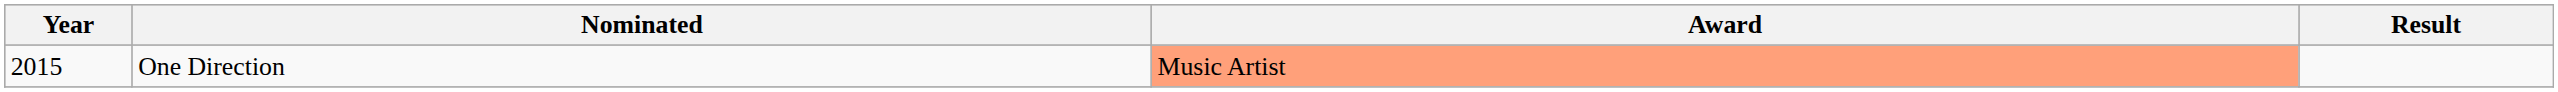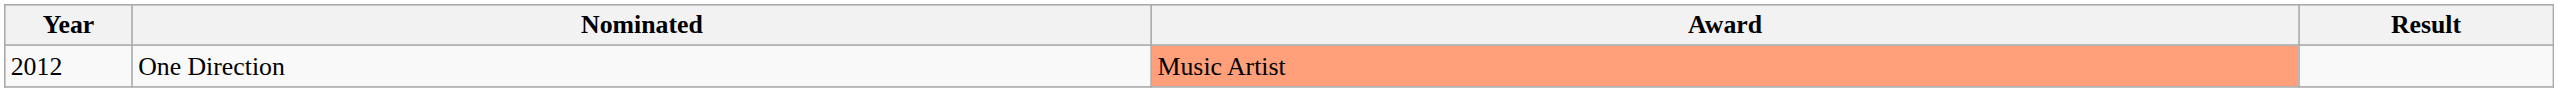(37, 65) 2015 -> (37, 65) 2012
